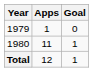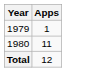- column: (75, 13)
